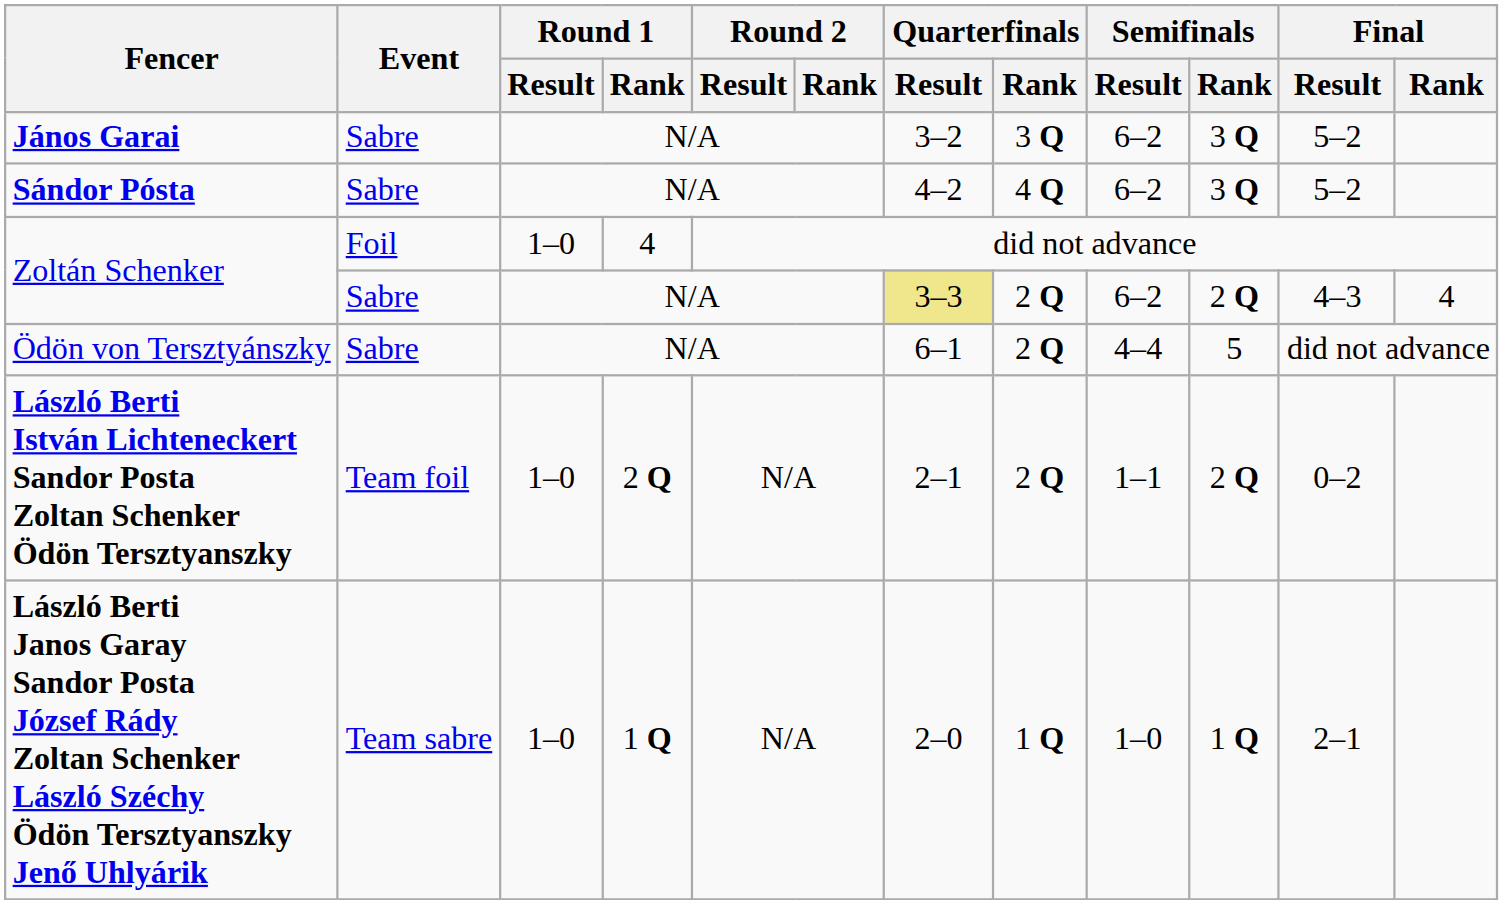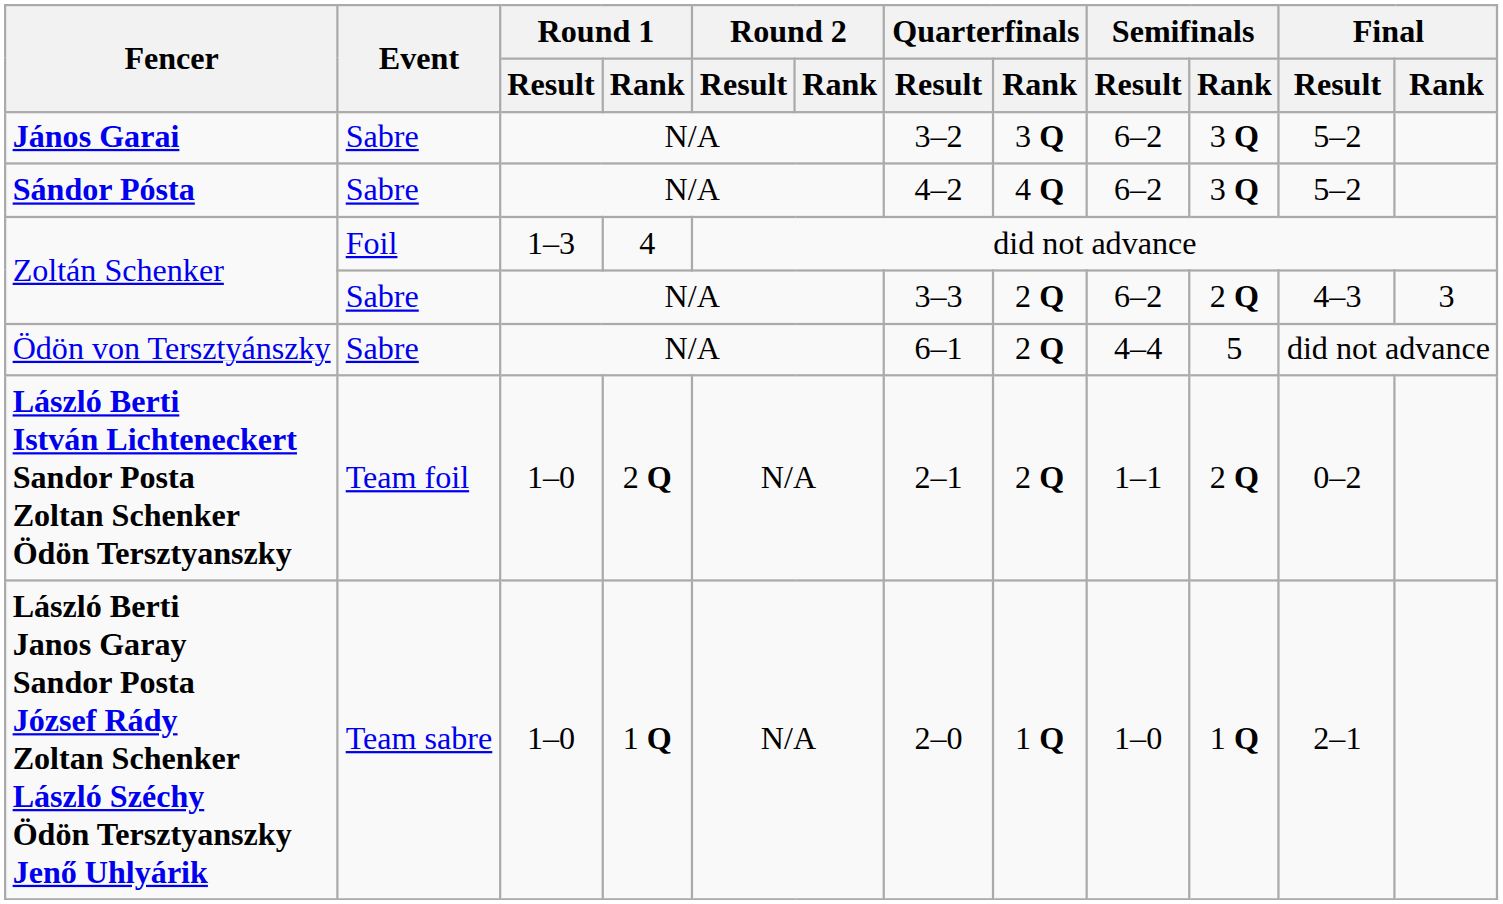(551, 243) 1–0 -> (551, 243) 1–3
(938, 296) khaki background -> (938, 296) no background
(1447, 296) 4 -> (1447, 296) 3
